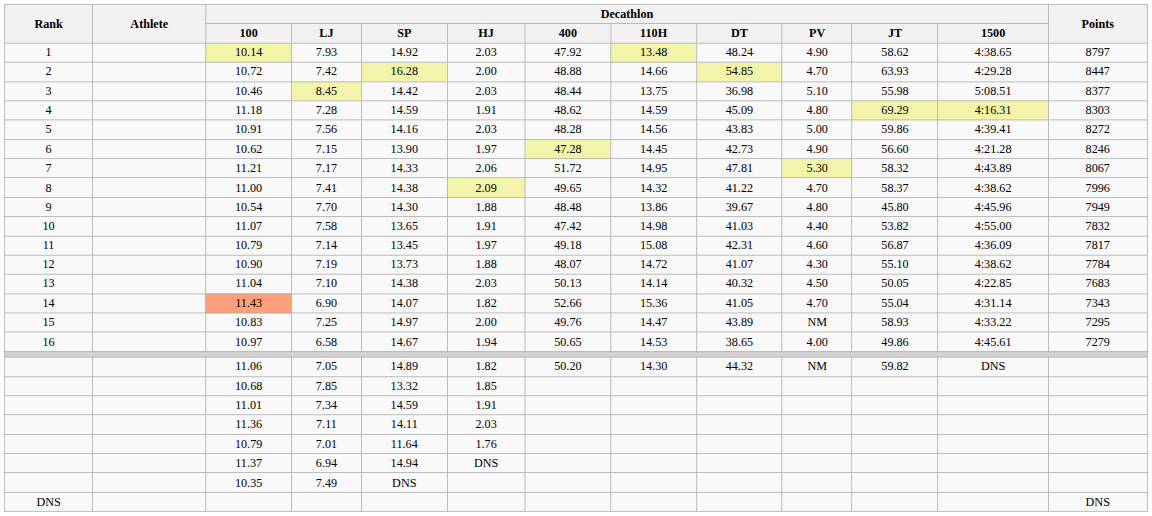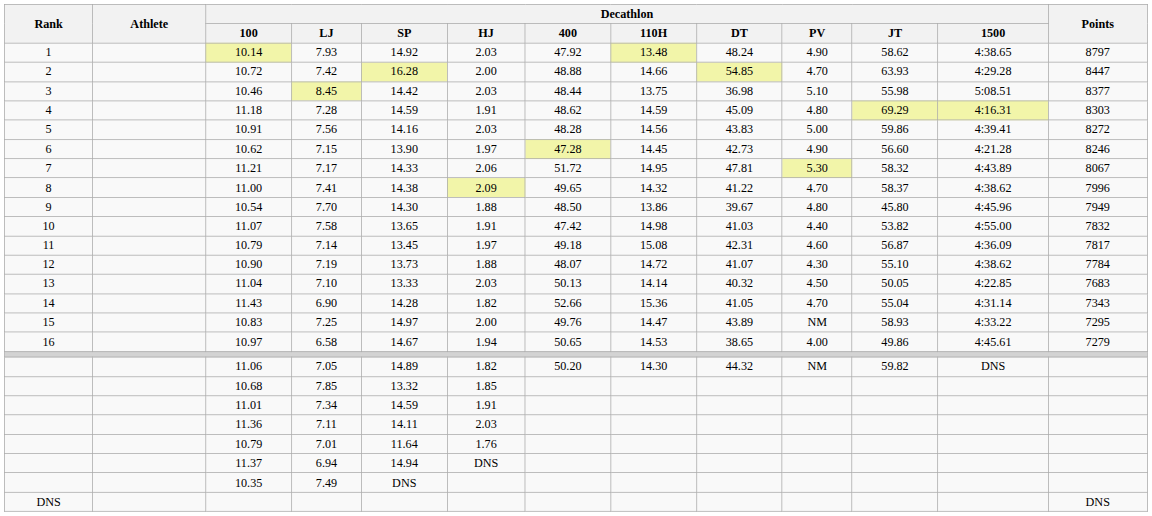(568, 206) 48.48 -> (568, 206) 48.50
(404, 284) 14.38 -> (404, 284) 13.33
(249, 303) lightsalmon background -> (249, 303) no background
(404, 303) 14.07 -> (404, 303) 14.28
